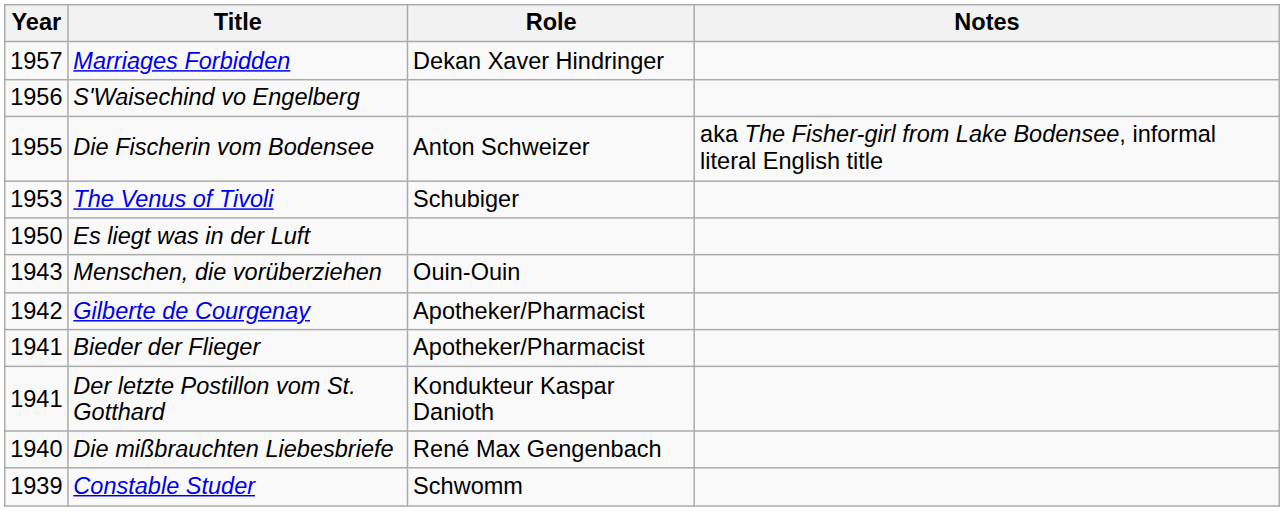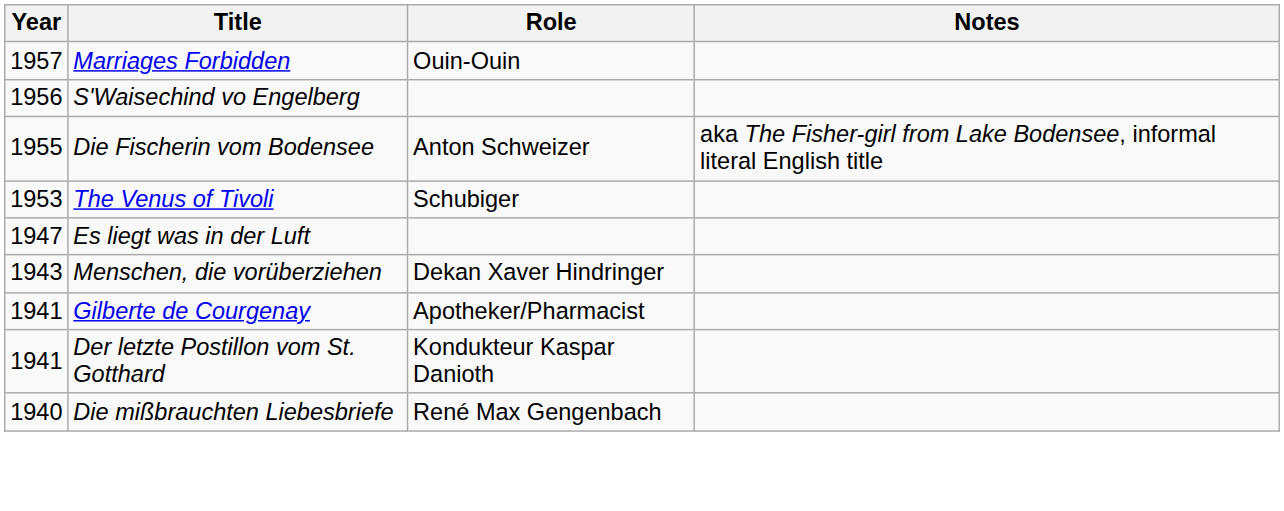(539, 60) Dekan Xaver Hindringer -> (467, 60) Ouin-Ouin
(36, 236) 1950 -> (36, 236) 1947
(467, 273) Ouin-Ouin -> (539, 273) Dekan Xaver Hindringer
(36, 310) 1942 -> (36, 310) 1941
- row: (167, 348)
- row: (164, 486)
